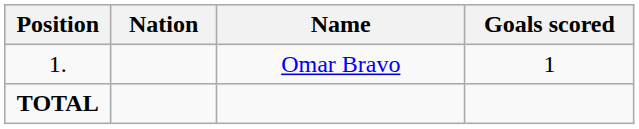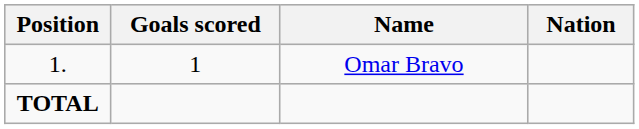columns swapped: (164, 24) <-> (549, 24)
